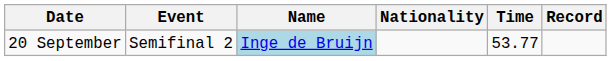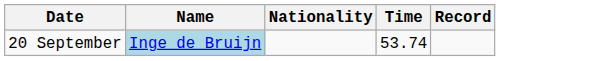- column: (181, 17)
(515, 43) 53.77 -> (404, 43) 53.74
